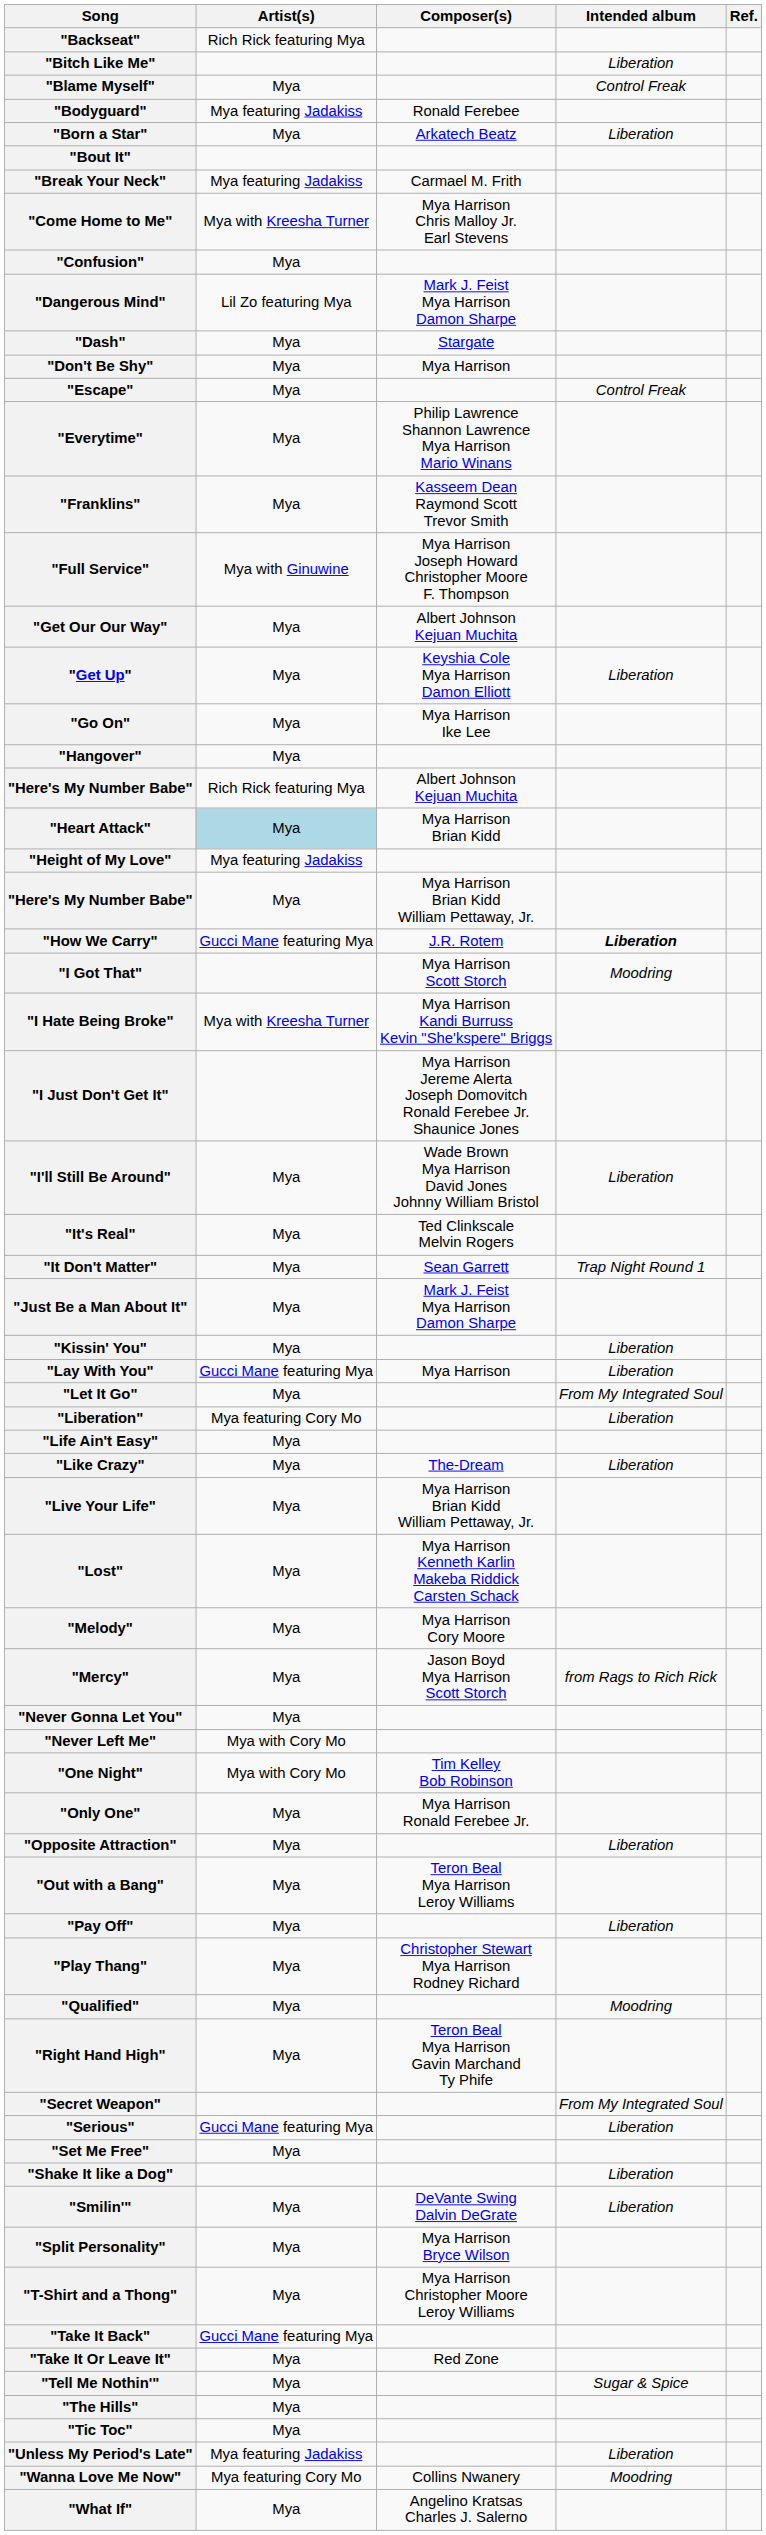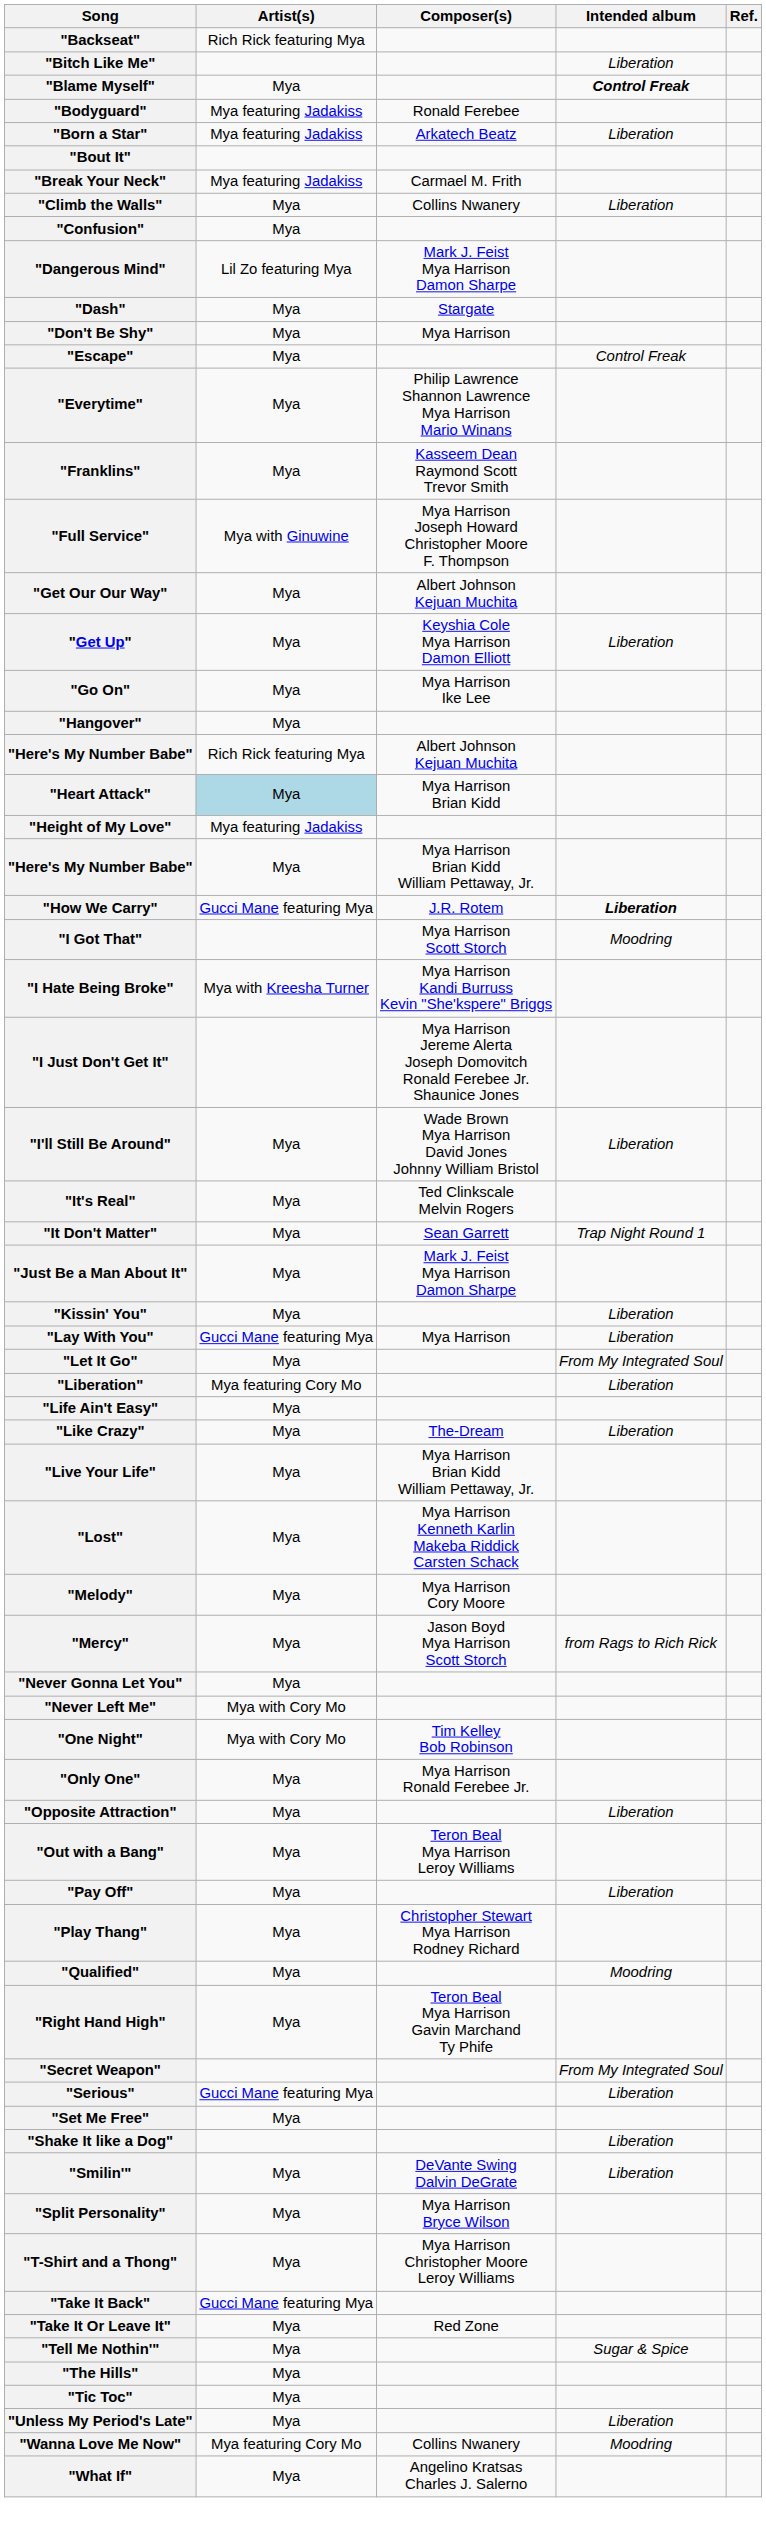(641, 87) normal -> (641, 87) bold
(286, 134) Mya -> (286, 134) Mya featuring Jadakiss
+ row: (100, 205)
- row: (100, 221)
(286, 2454) Mya featuring Jadakiss -> (286, 2420) Mya
